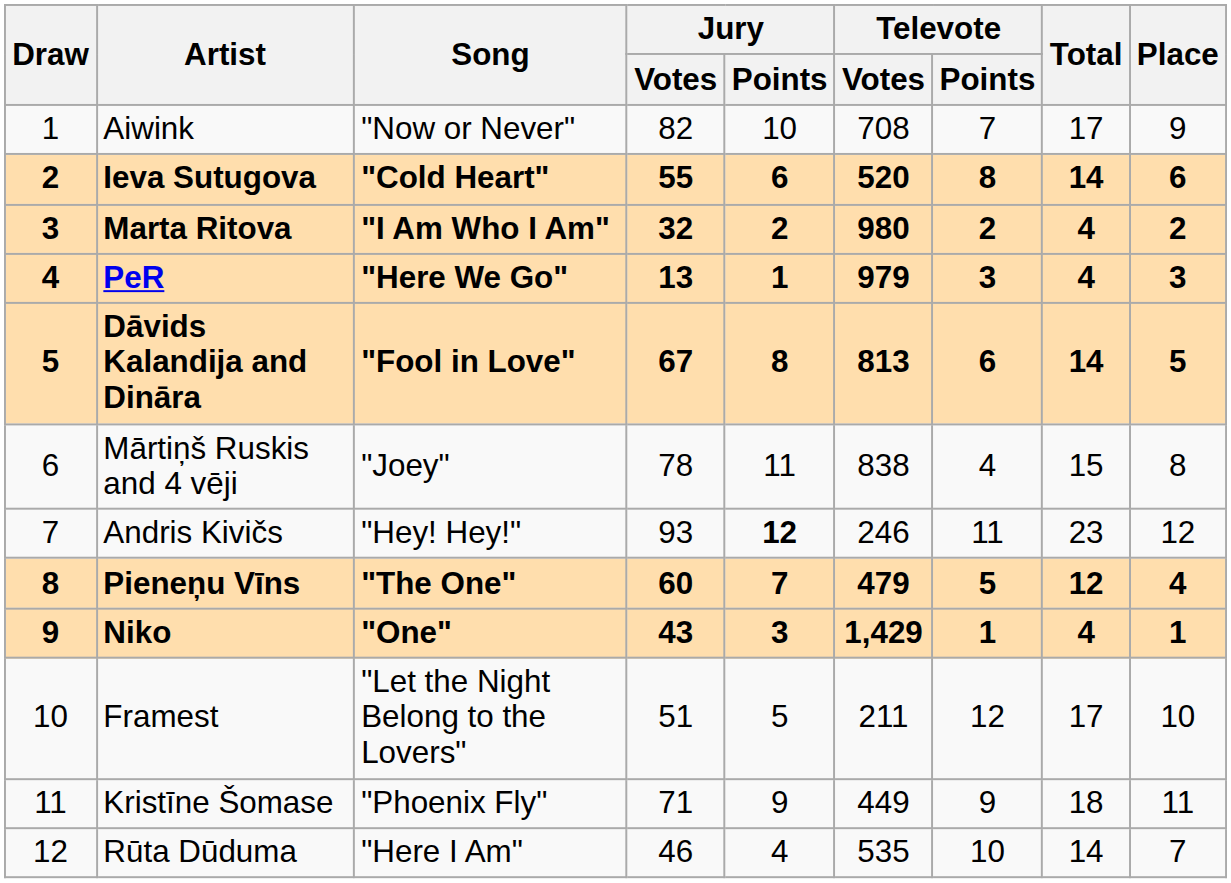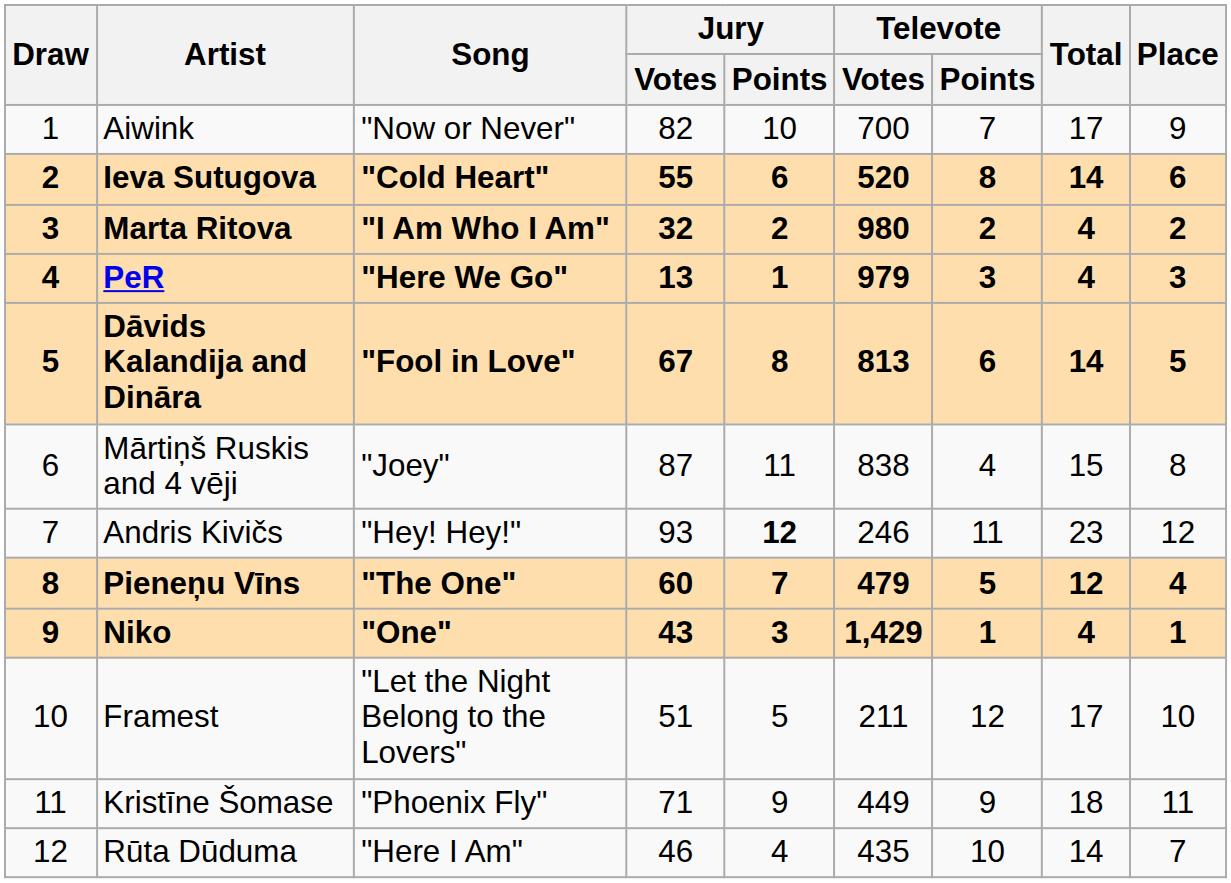(884, 128) 708 -> (884, 128) 700
(676, 465) 78 -> (676, 465) 87
(884, 852) 535 -> (884, 852) 435
